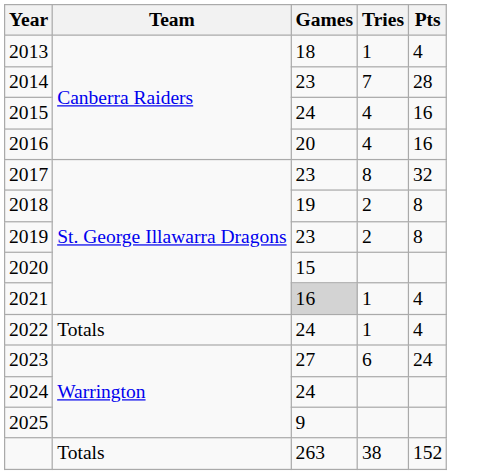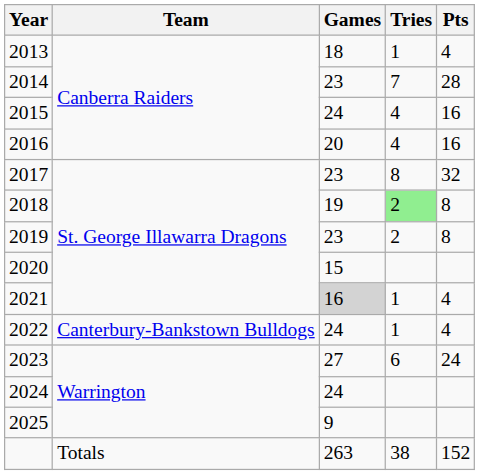(367, 205) no background -> (395, 205) lightgreen background
(81, 329) Totals -> (186, 329) Canterbury-Bankstown Bulldogs
